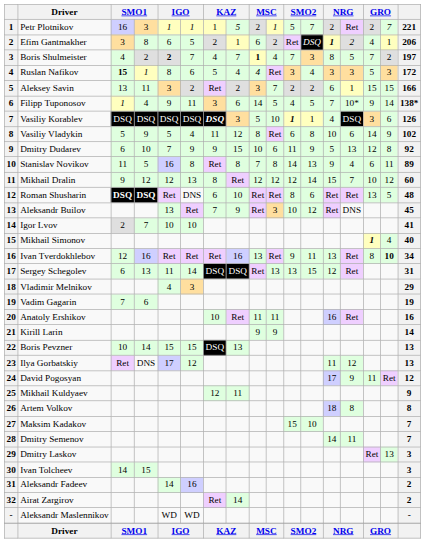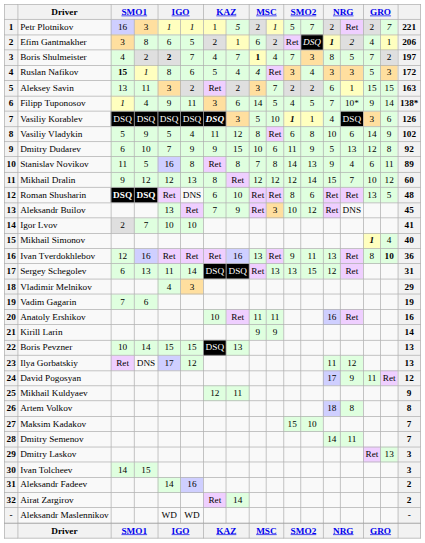(409, 88) 166 -> (409, 88) 163
(409, 255) 34 -> (409, 255) 36
